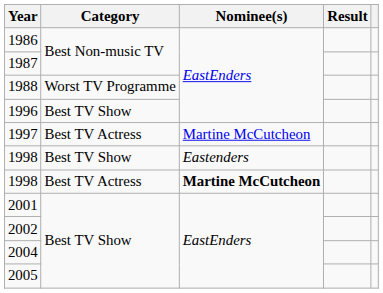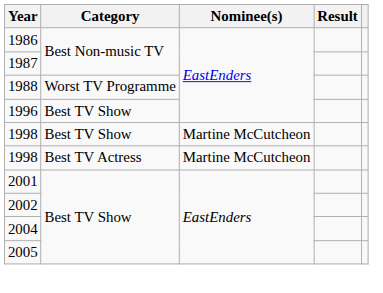- row: (23, 134)
(216, 157) Eastenders -> (247, 134) Martine McCutcheon
(252, 181) bold -> (247, 157) normal
